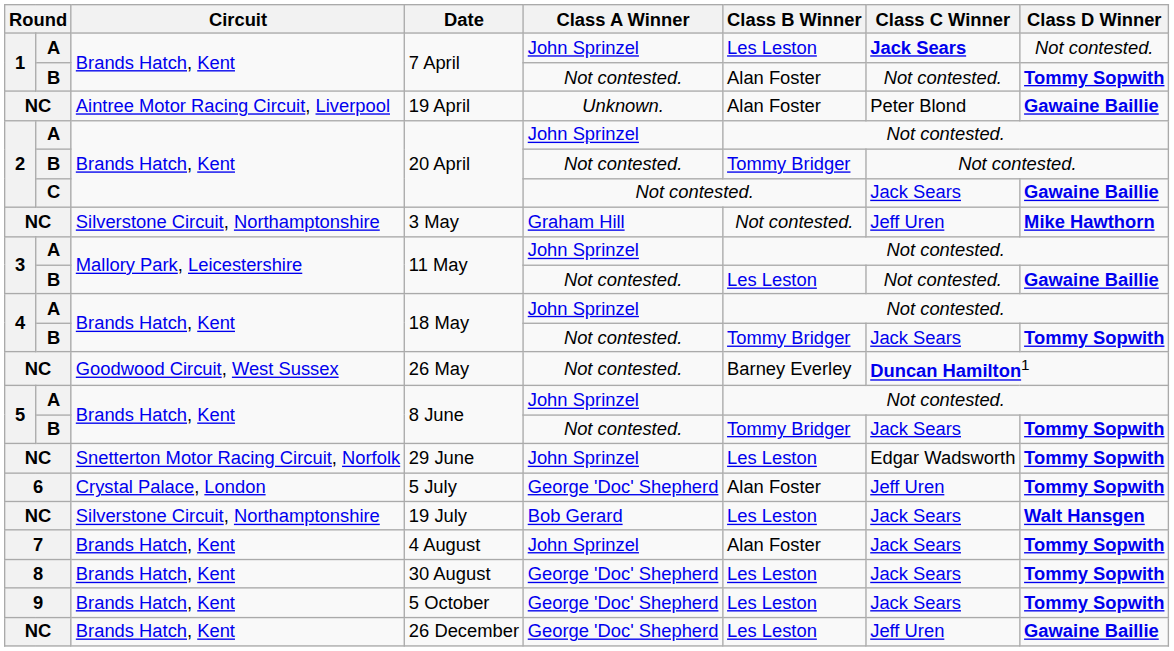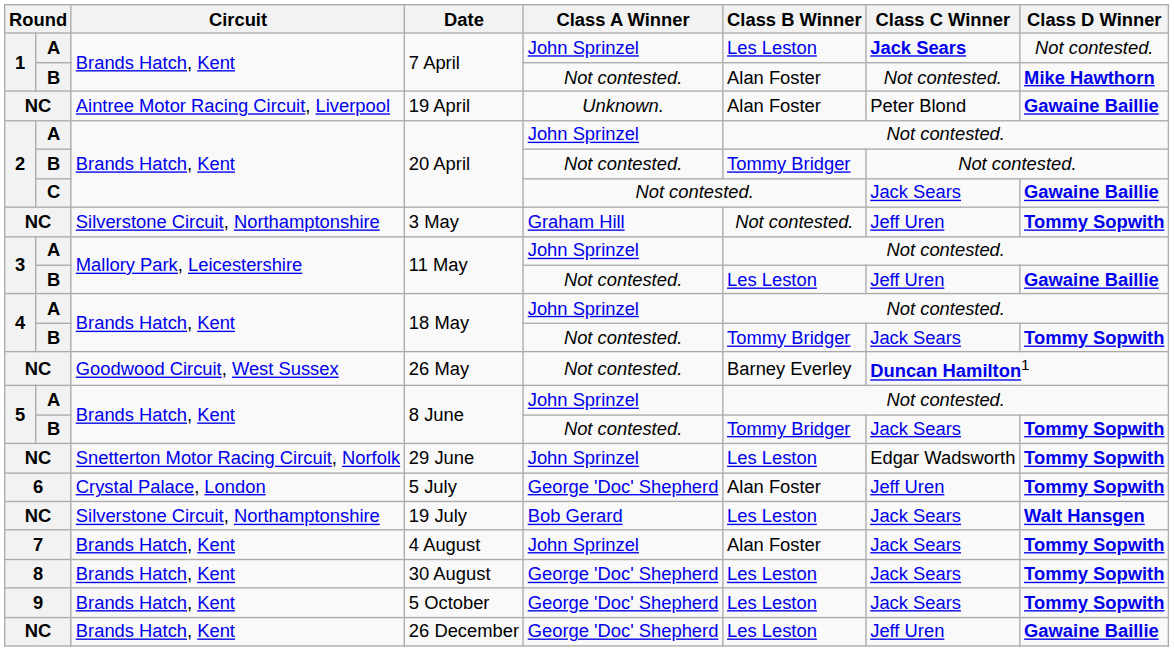(1094, 77) Tommy Sopwith -> (1089, 77) Mike Hawthorn
(1089, 221) Mike Hawthorn -> (1094, 221) Tommy Sopwith
(943, 279) Not contested. -> (907, 279) Jeff Uren
